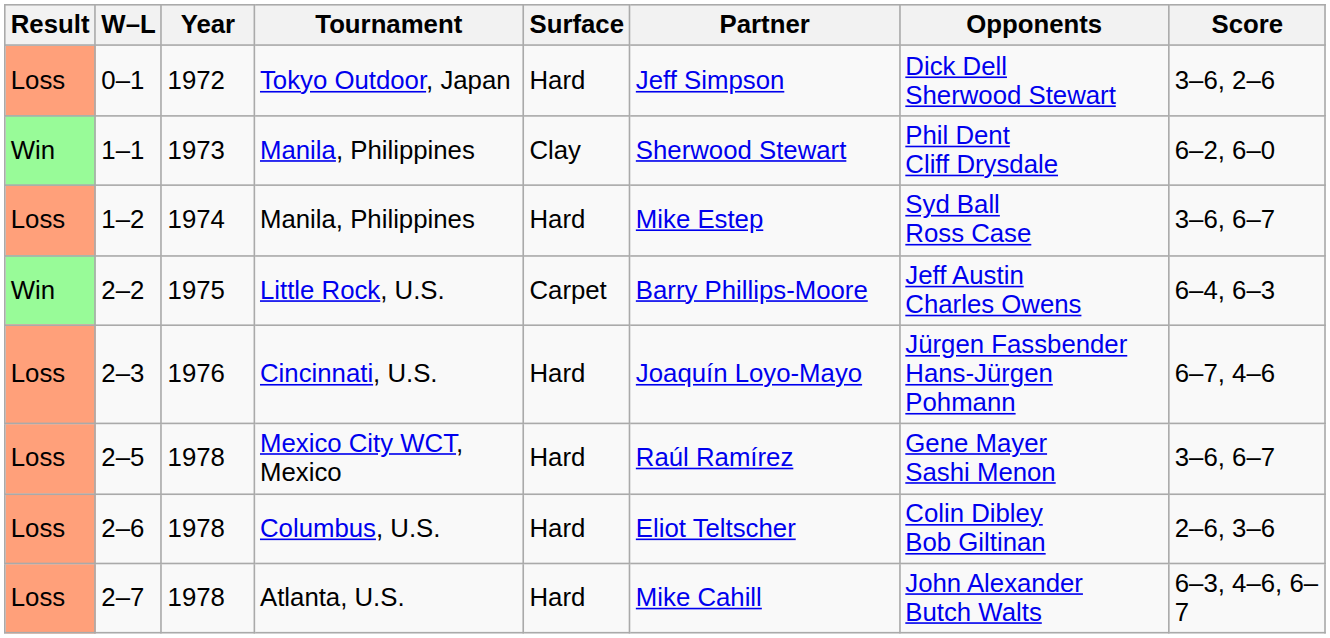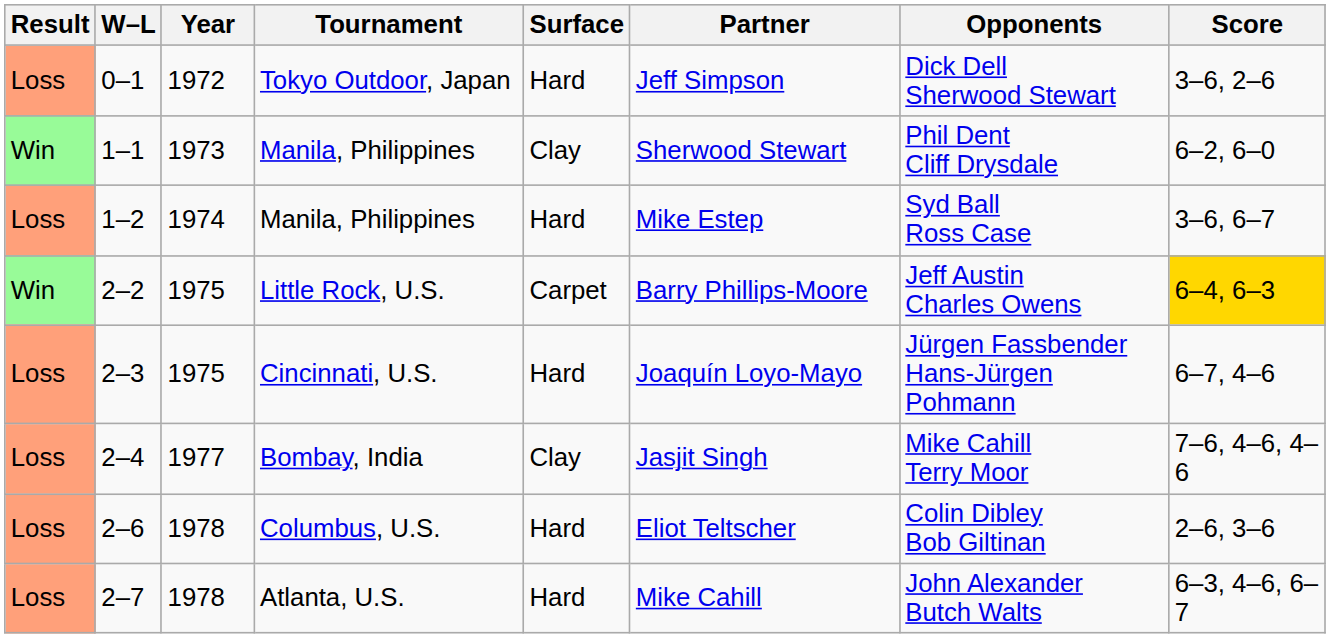(1225, 289) no background -> (1225, 289) gold background
(196, 374) 1976 -> (196, 374) 1975
+ row: (123, 458)
- row: (123, 458)
